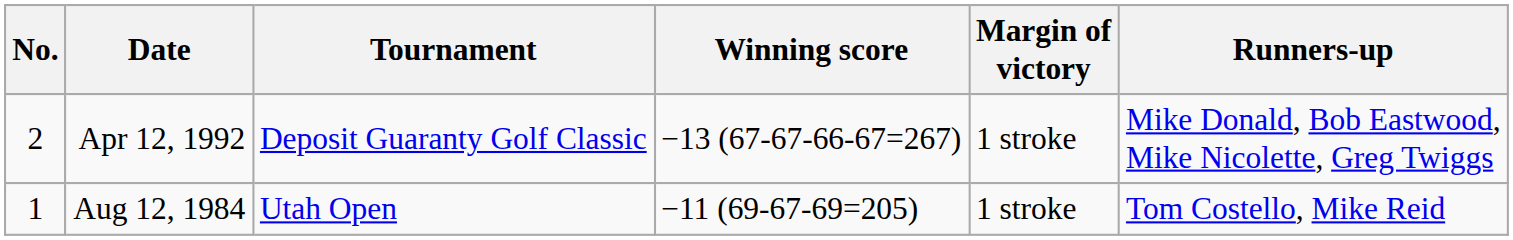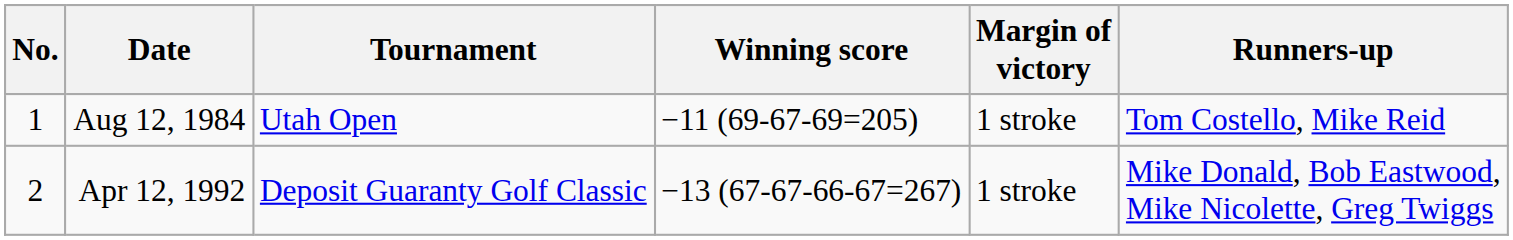rows swapped: (159, 208) <-> (162, 138)
